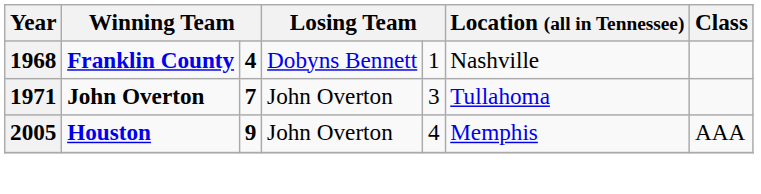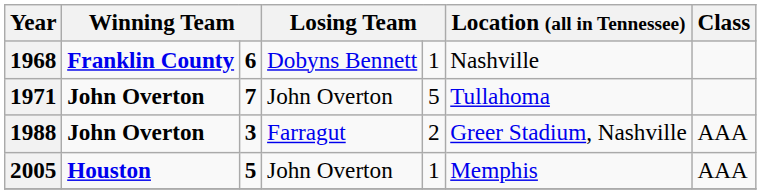(251, 59) 4 -> (251, 59) 6
(434, 96) 3 -> (434, 96) 5
+ row: (33, 133)
(251, 133) 9 -> (251, 170) 5
(434, 133) 4 -> (434, 170) 1
